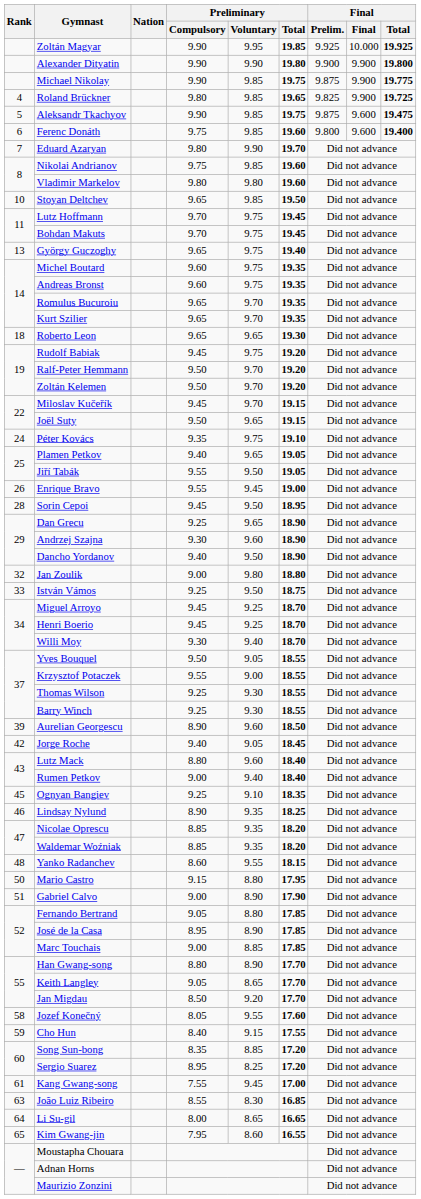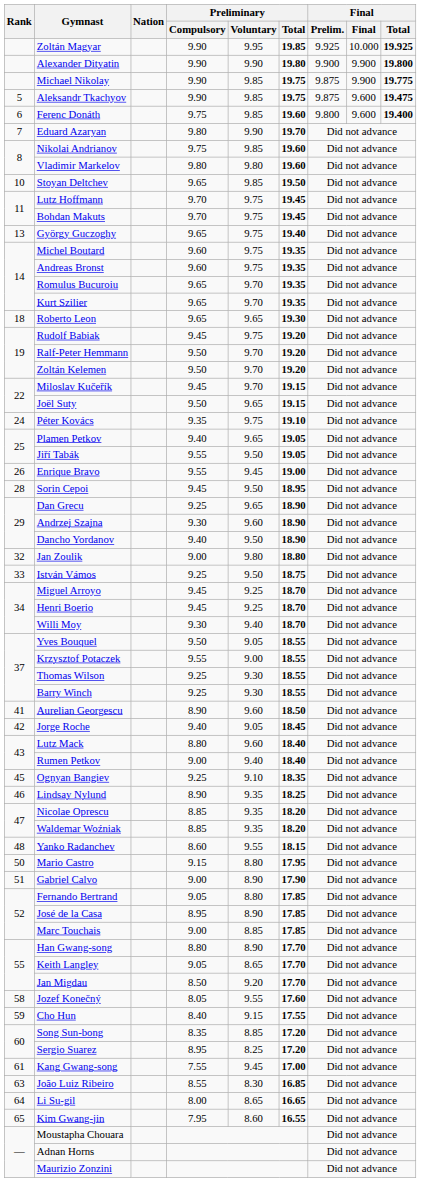- row: (74, 98)
(19, 727) 39 -> (19, 710) 41
